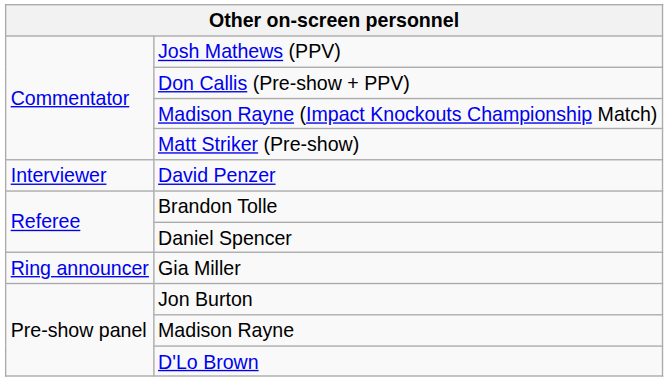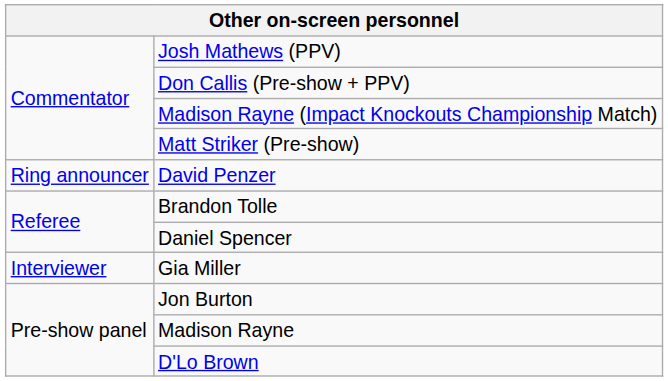(59, 175) Interviewer -> (80, 175) Ring announcer
(80, 268) Ring announcer -> (59, 268) Interviewer
